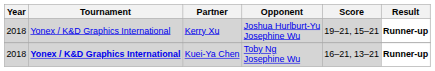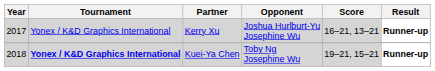(16, 31) 2018 -> (16, 31) 2017
(352, 31) 19–21, 15–21 -> (352, 31) 16–21, 13–21
(352, 55) 16–21, 13–21 -> (352, 55) 19–21, 15–21
